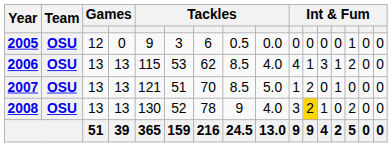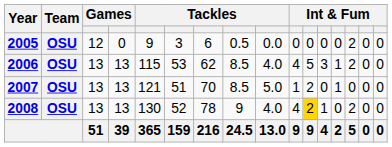(352, 43) 1 -> (352, 43) 2
(310, 65) 1 -> (310, 65) 5
(296, 109) 3 -> (296, 109) 4
